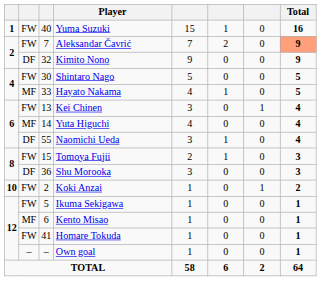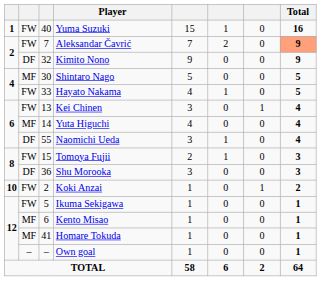(29, 76) FW -> (29, 76) MF
(29, 92) MF -> (29, 92) FW
(29, 236) FW -> (29, 236) MF
